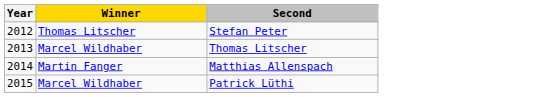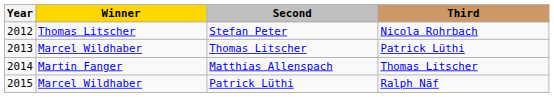+ column: (463, 13)
